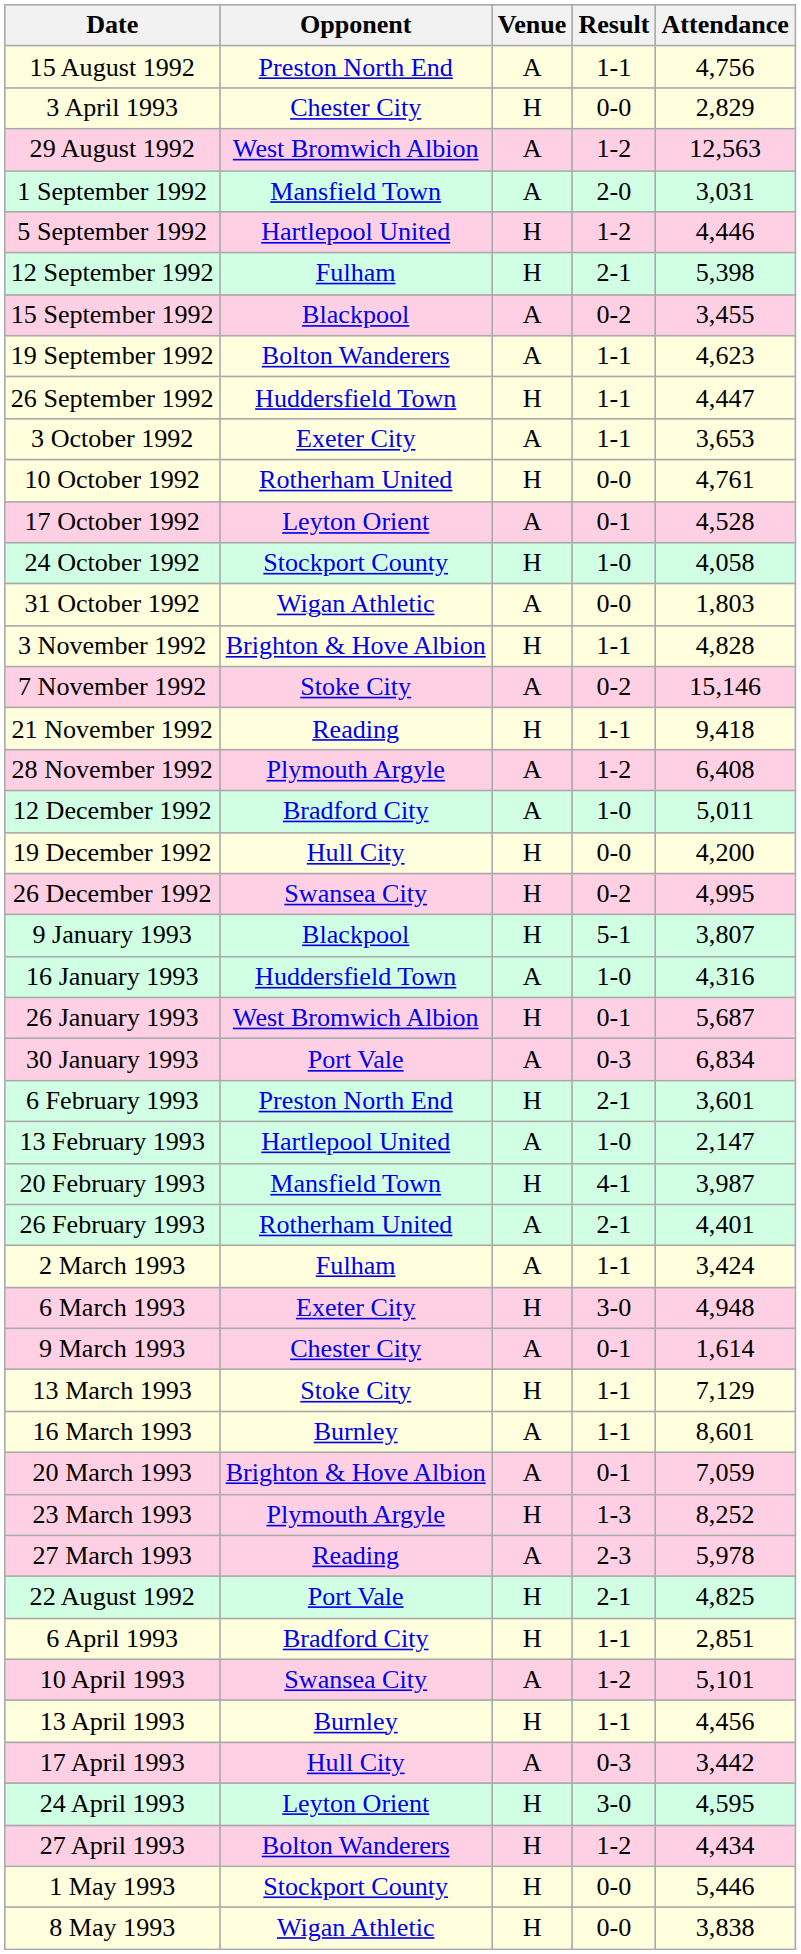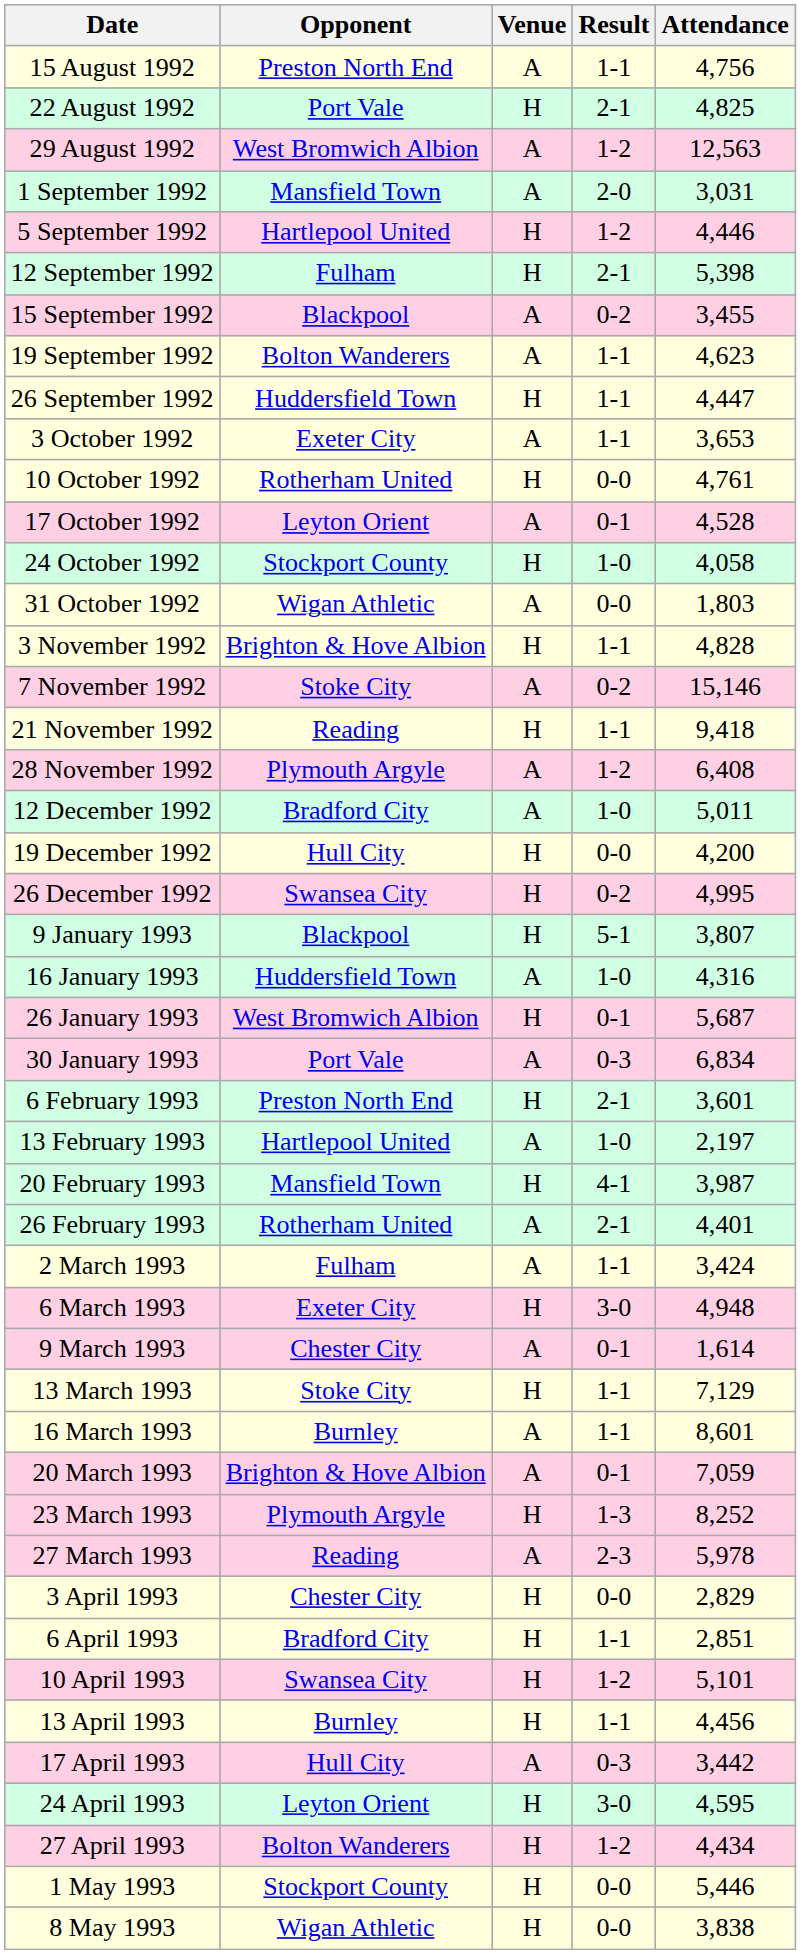rows swapped: (112, 1596) <-> (112, 107)
(725, 1141) 2,147 -> (725, 1141) 2,197
(532, 1679) A -> (532, 1679) H
